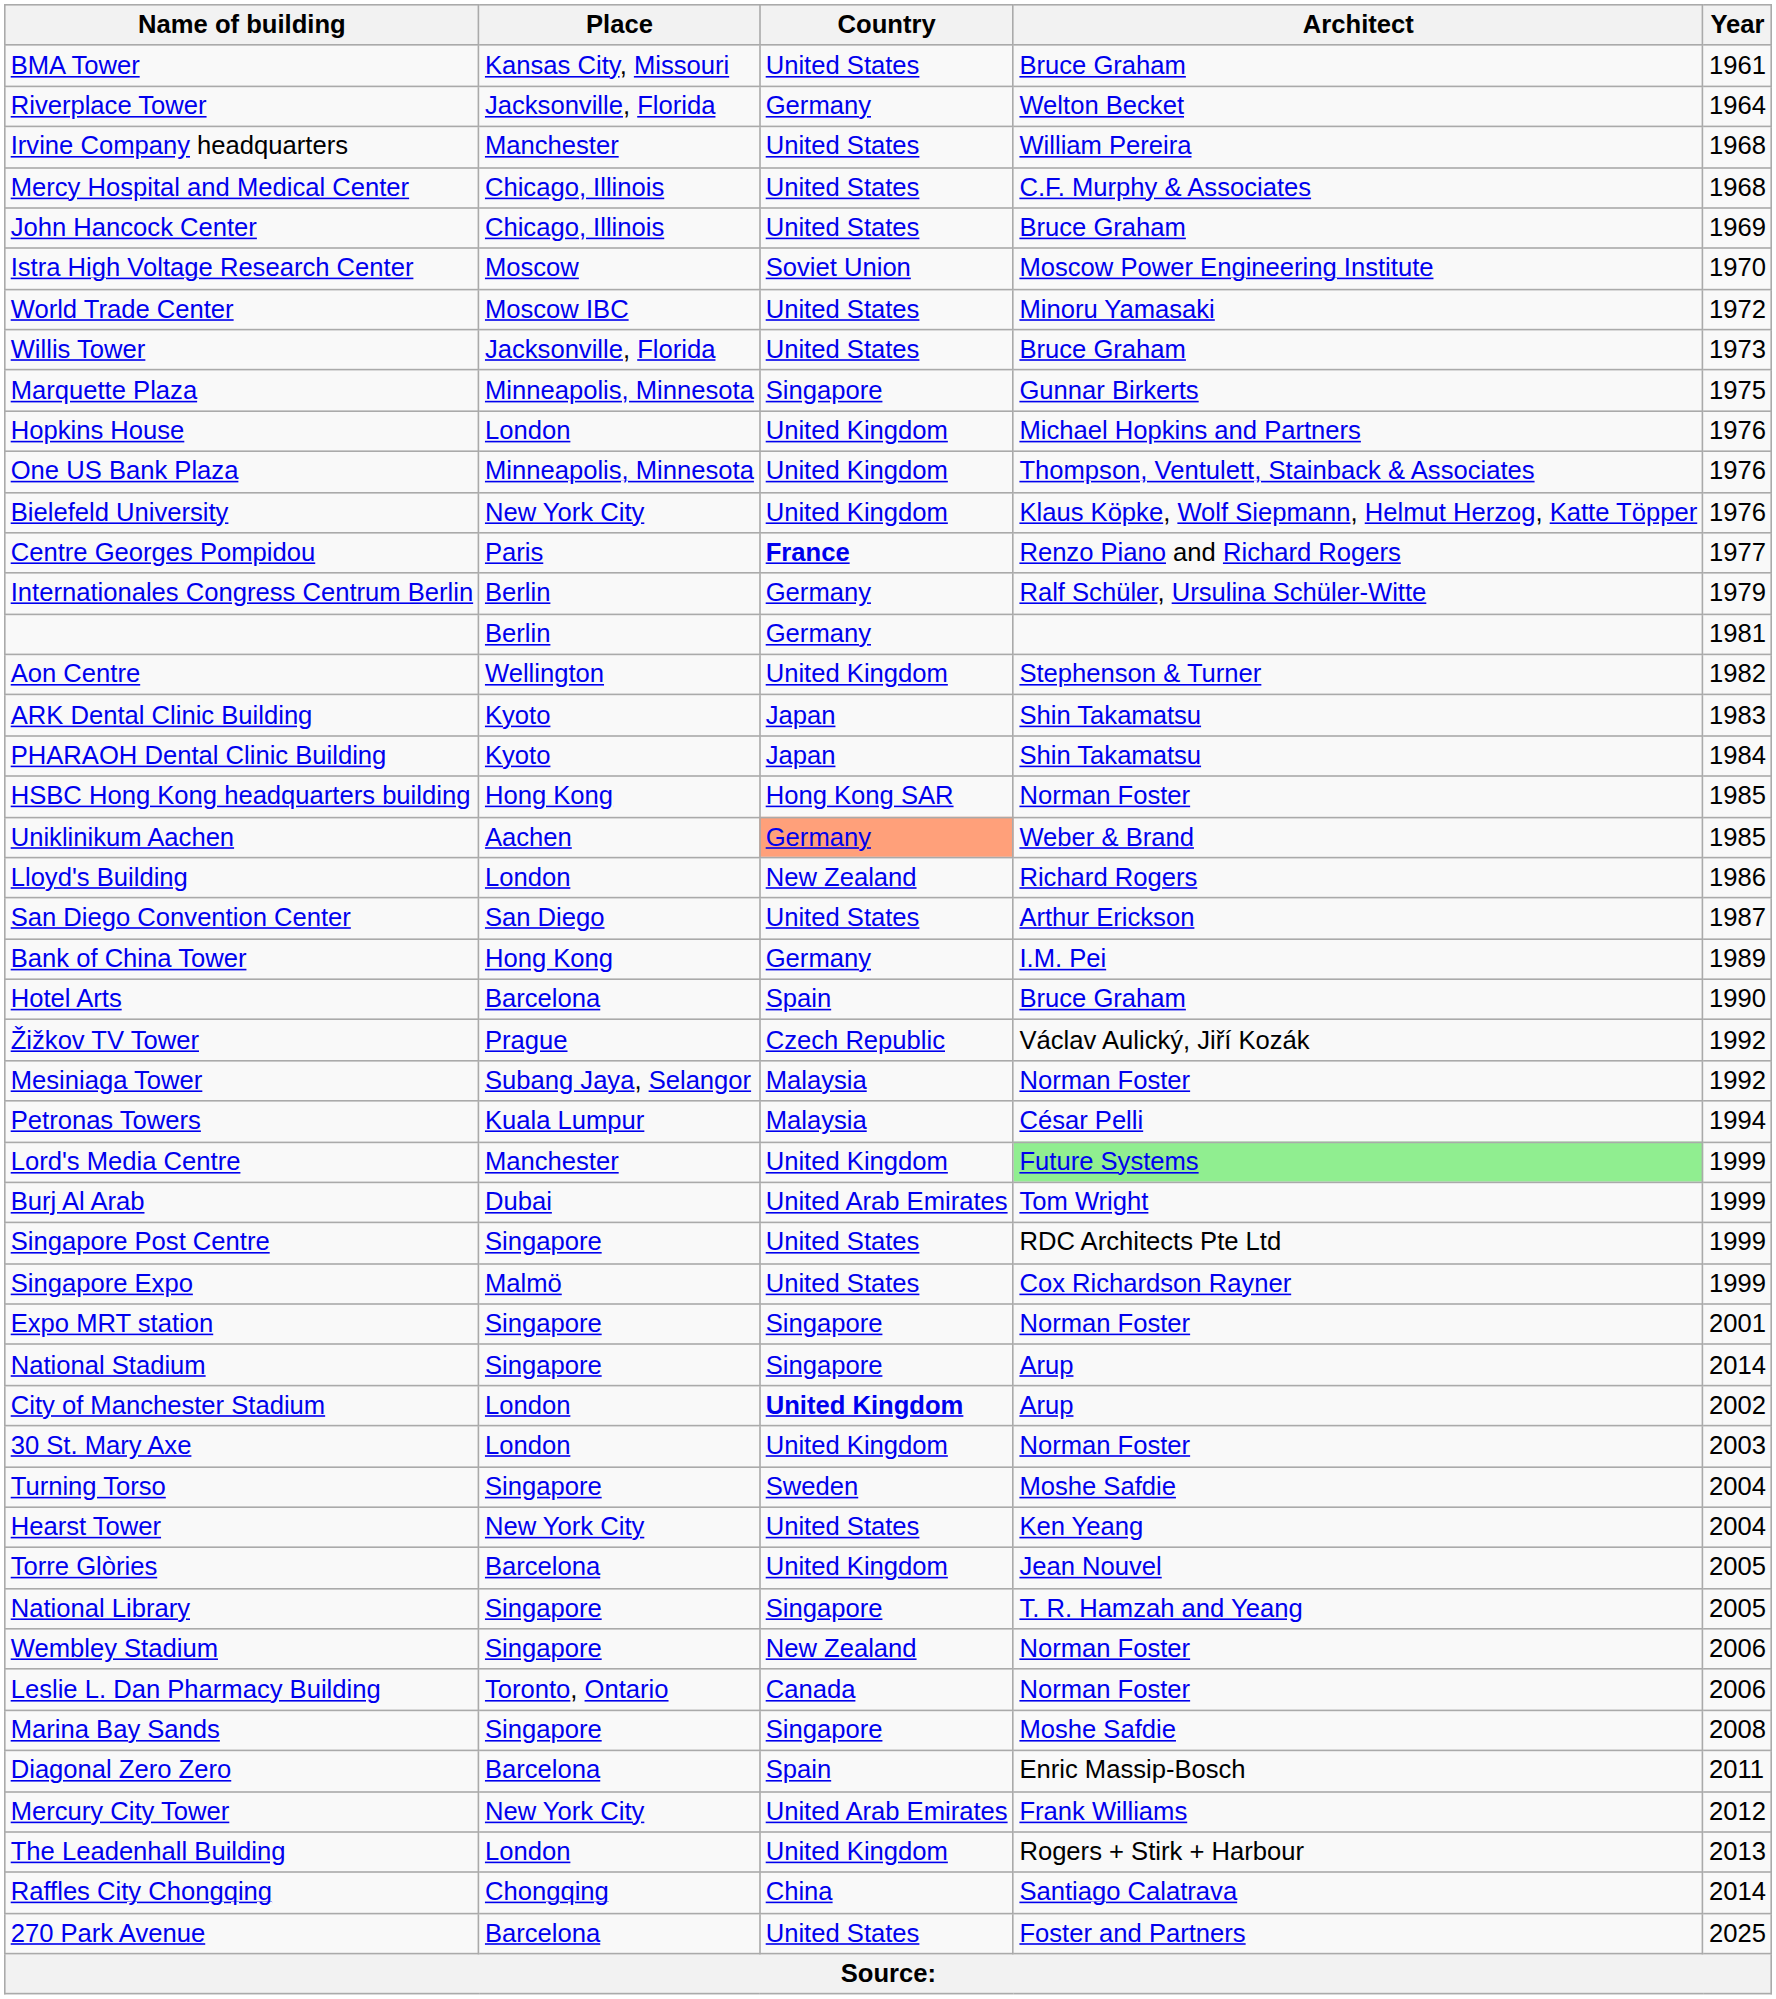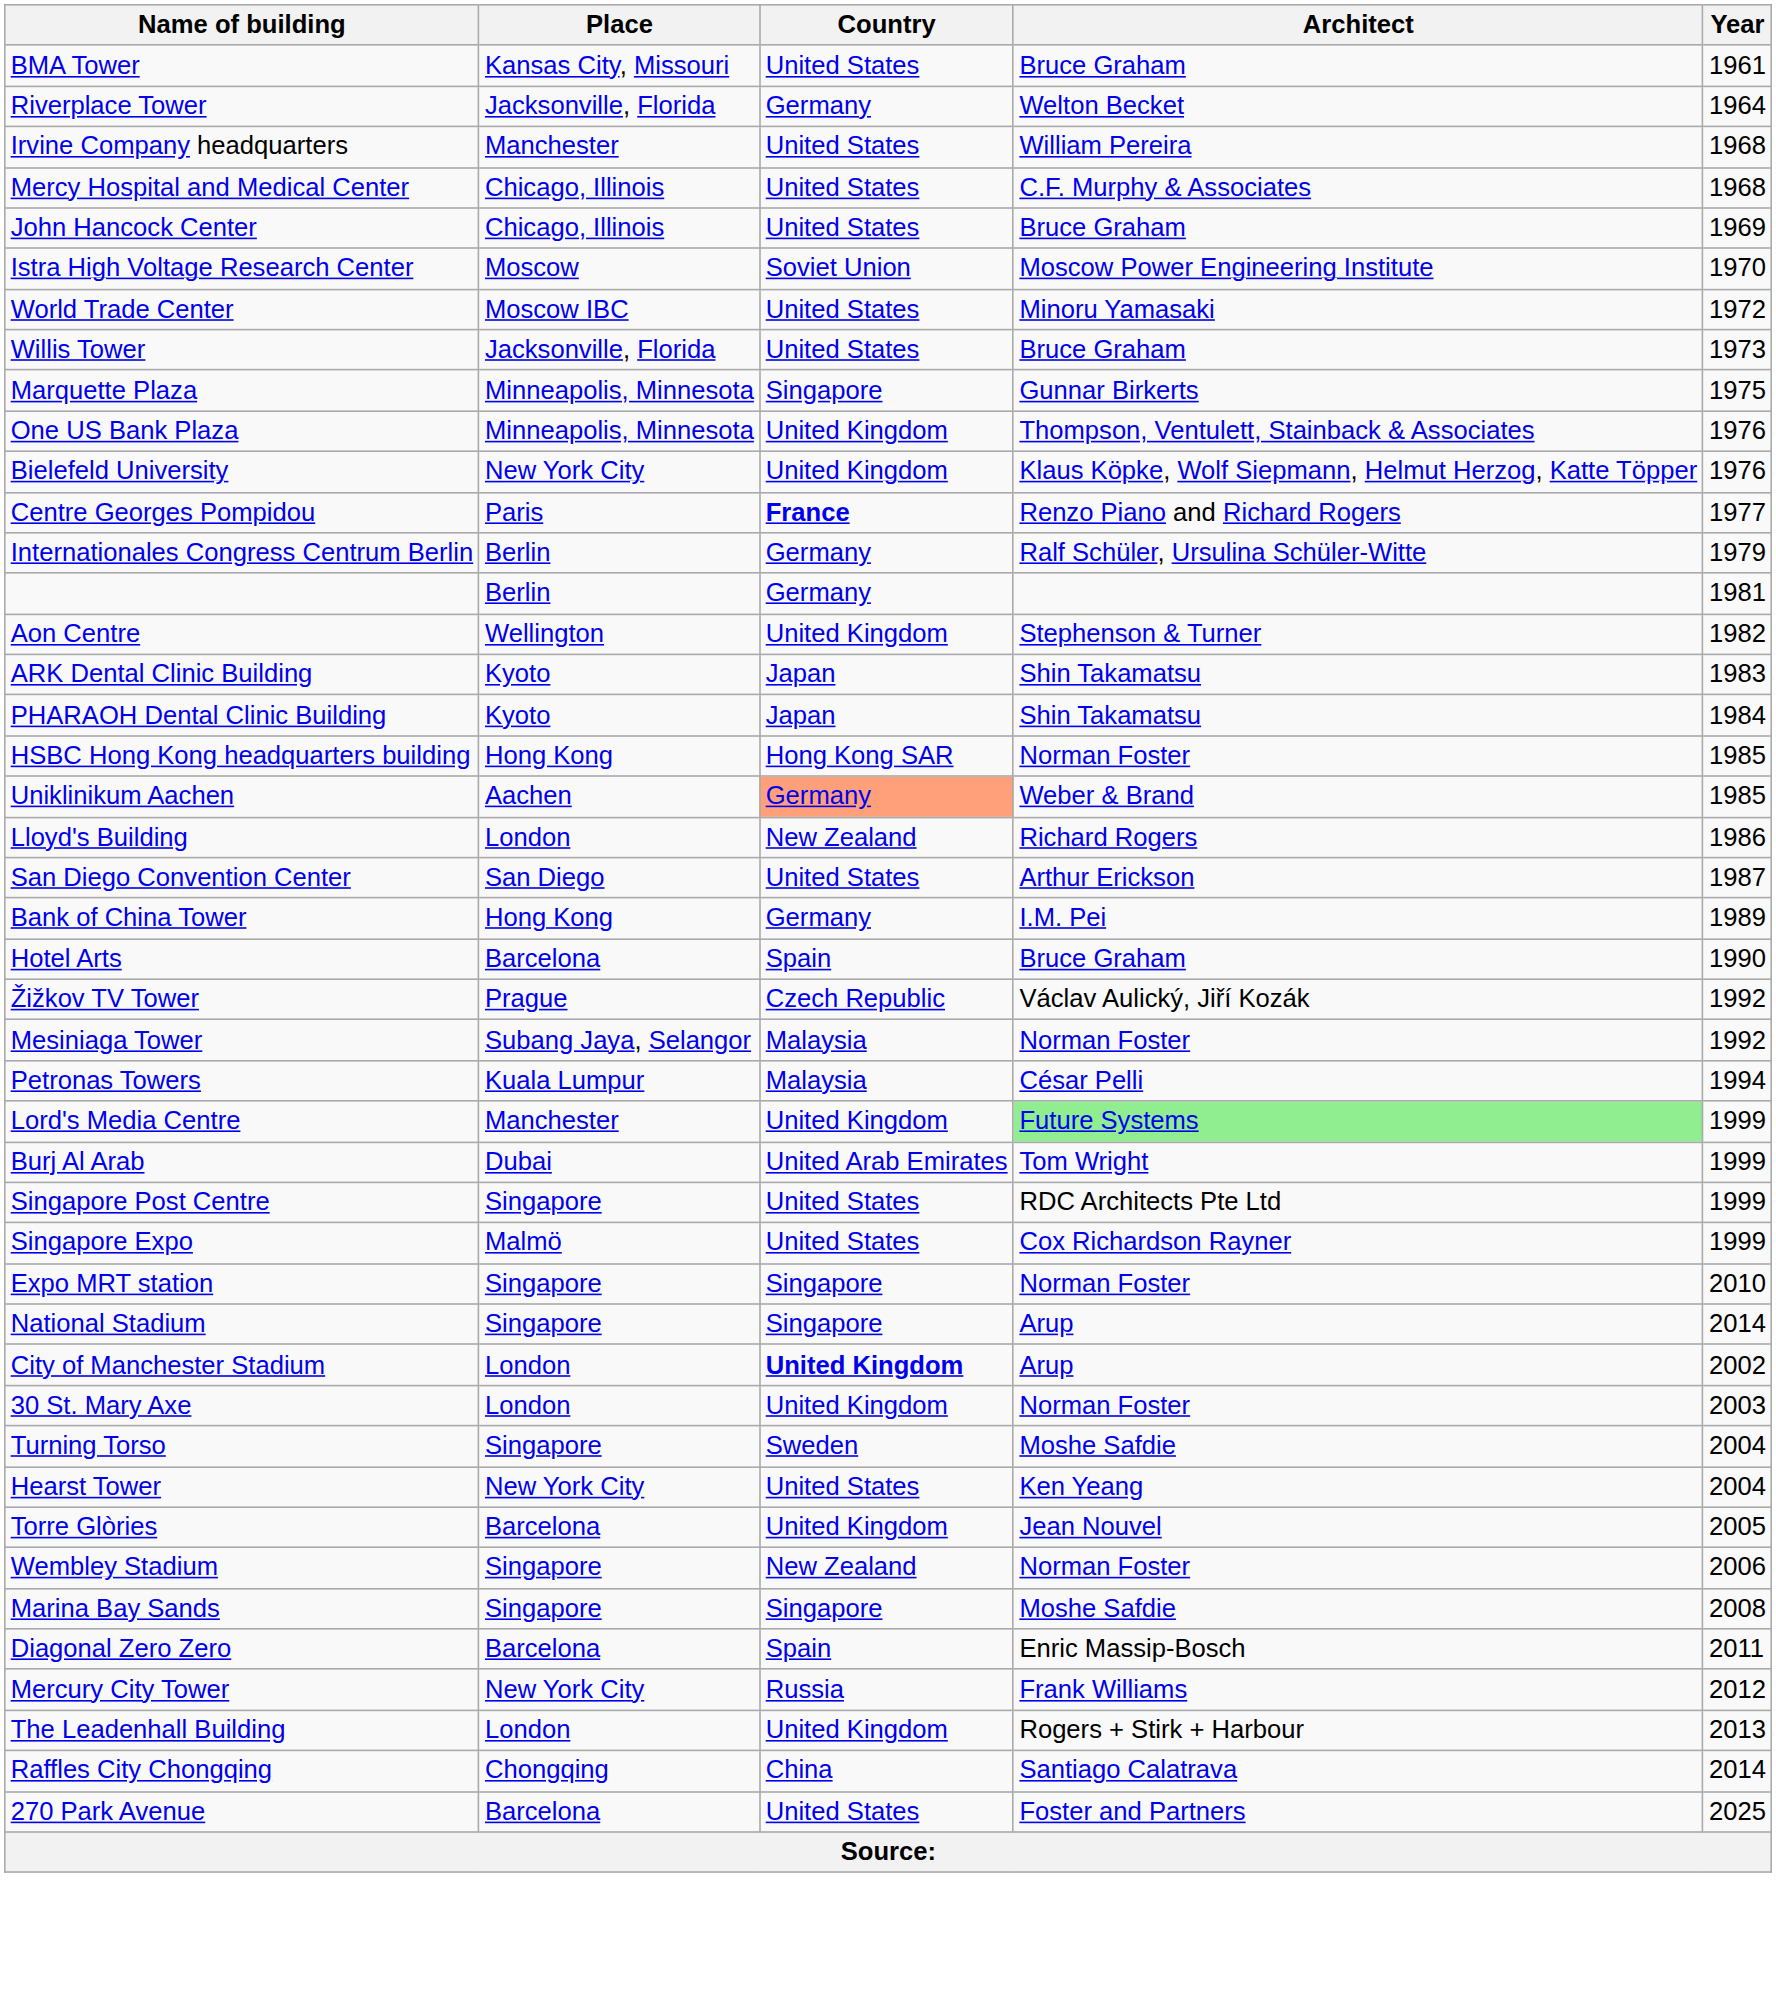- row: (98, 430)
(1738, 1324) 2001 -> (1738, 1283) 2010
- row: (100, 1608)
- row: (196, 1689)
(887, 1811) United Arab Emirates -> (805, 1689) Russia
